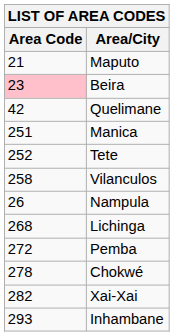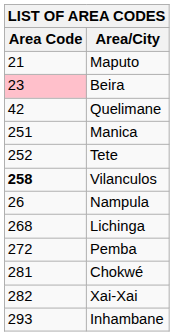(20, 179) normal -> (20, 179) bold
(20, 272) 278 -> (20, 272) 281
